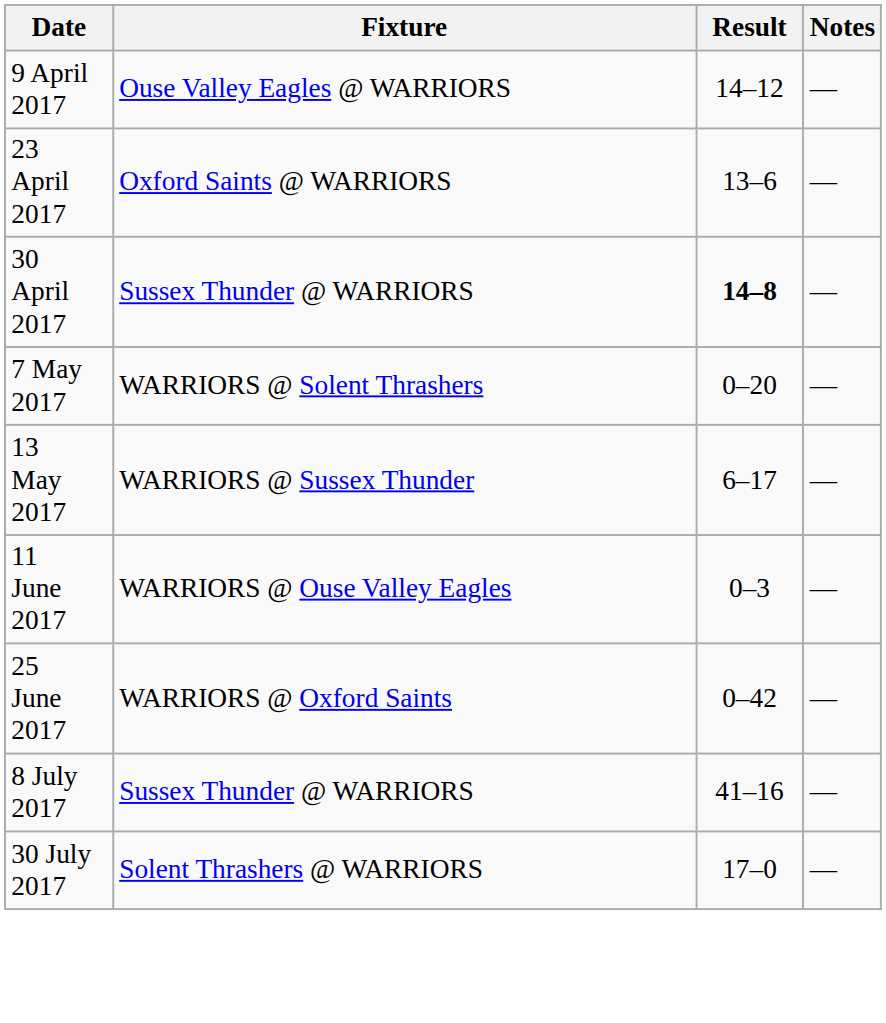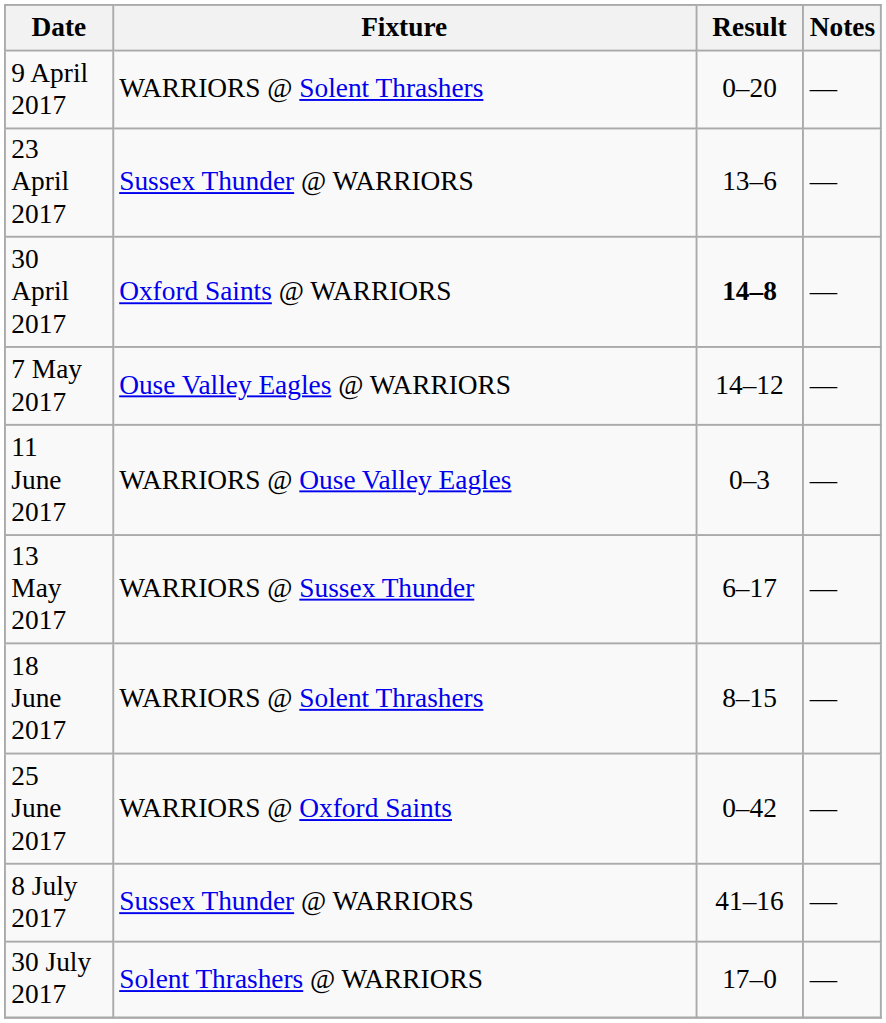(315, 88) Ouse Valley Eagles @ WARRIORS -> (301, 88) WARRIORS @ Solent Thrashers
(749, 88) 14–12 -> (750, 88) 0–20
(285, 182) Oxford Saints @ WARRIORS -> (296, 182) Sussex Thunder @ WARRIORS
(296, 292) Sussex Thunder @ WARRIORS -> (285, 292) Oxford Saints @ WARRIORS
(301, 385) WARRIORS @ Solent Thrashers -> (315, 385) Ouse Valley Eagles @ WARRIORS
(750, 385) 0–20 -> (749, 385) 14–12
rows swapped: (39, 479) <-> (39, 588)
+ row: (39, 698)
